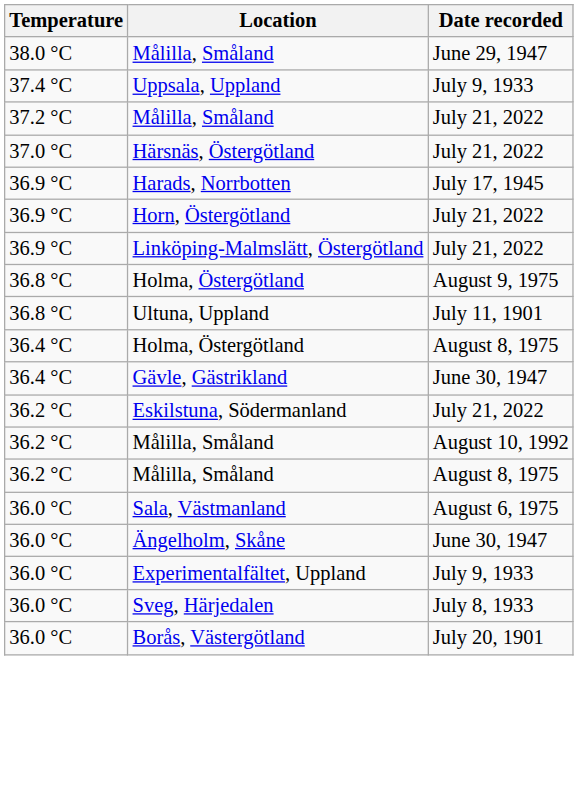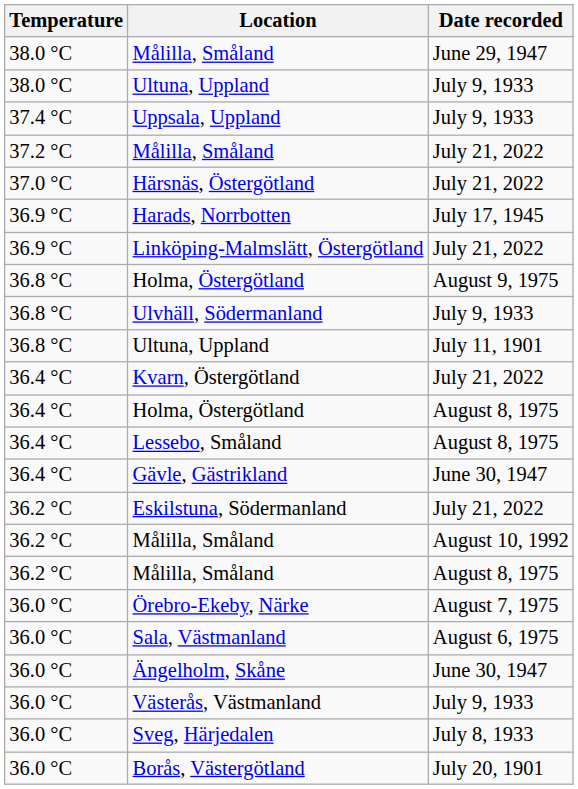+ row: (201, 85)
- row: (211, 215)
+ row: (228, 313)
+ row: (216, 378)
+ row: (207, 442)
+ row: (221, 605)
+ row: (227, 702)
- row: (249, 572)
